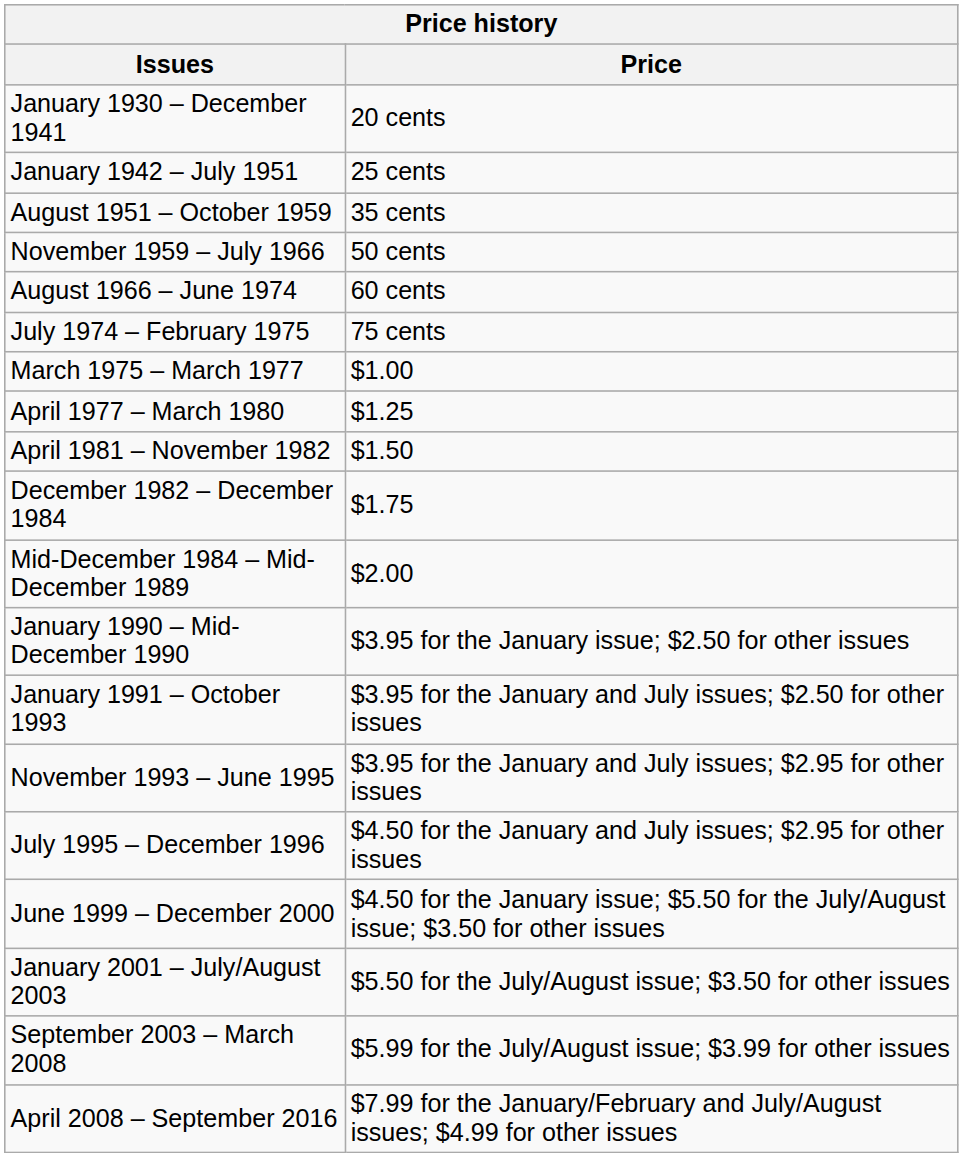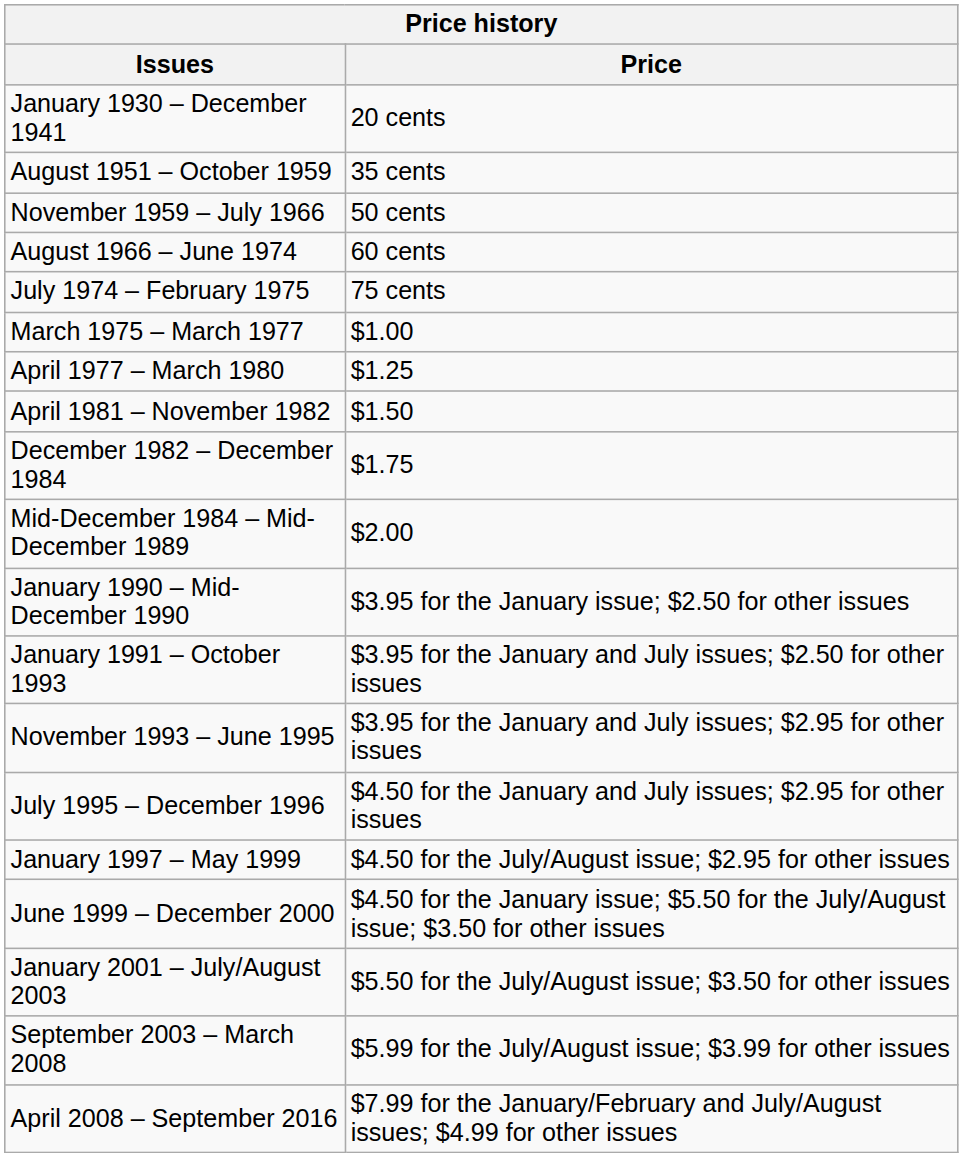- row: (154, 172)
+ row: (156, 859)
